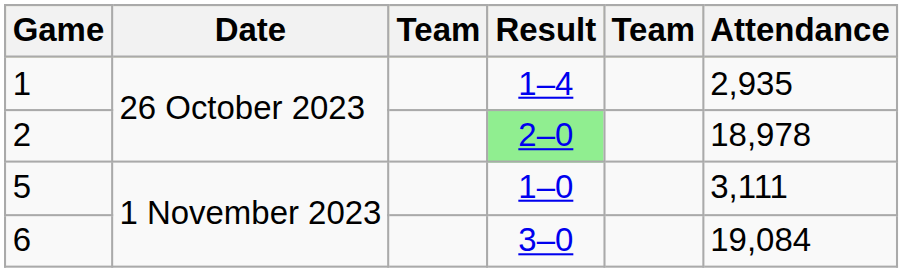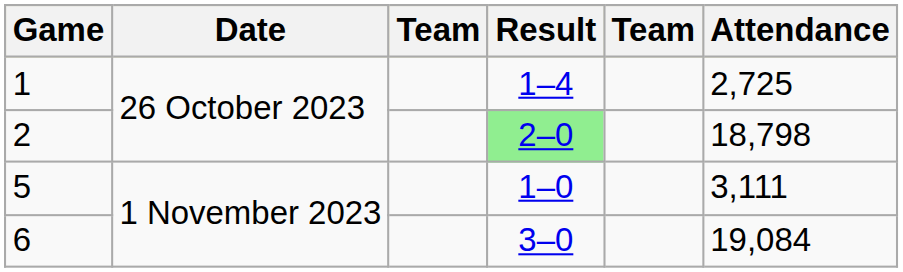(752, 82) 2,935 -> (752, 82) 2,725
(761, 135) 18,978 -> (761, 135) 18,798
